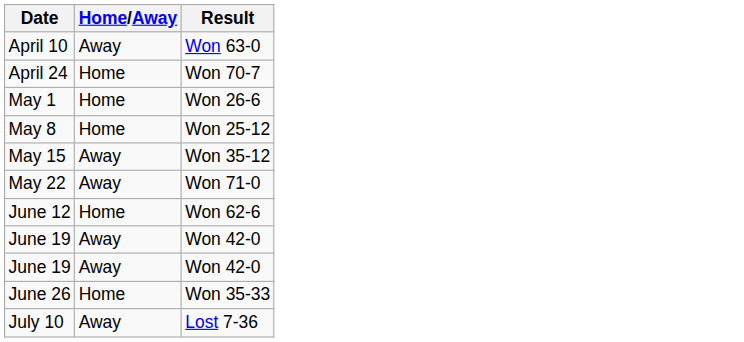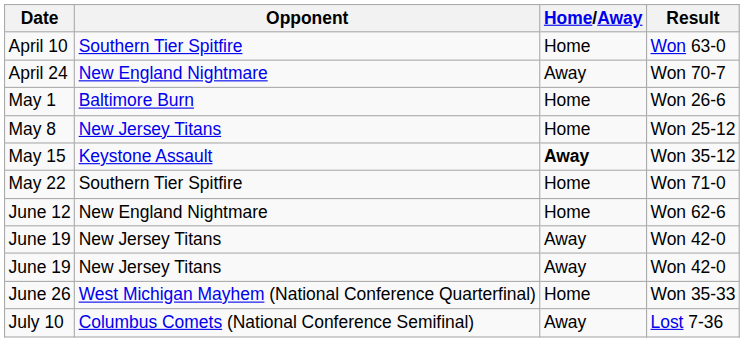+ column: (307, 18)
(100, 45) Away -> (567, 45) Home
(102, 73) Home -> (565, 73) Away
(100, 156) normal -> (567, 156) bold
(100, 184) Away -> (567, 184) Home
